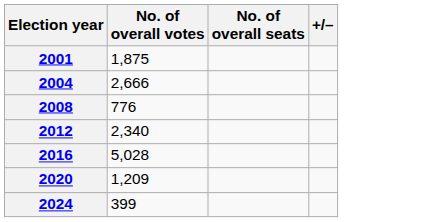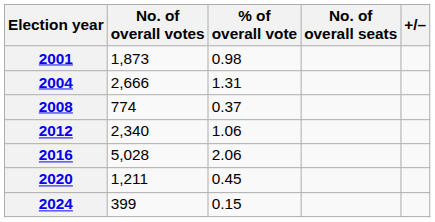+ column: (254, 25)
(130, 58) 1,875 -> (130, 58) 1,873
(124, 107) 776 -> (124, 107) 774
(130, 180) 1,209 -> (129, 180) 1,211
